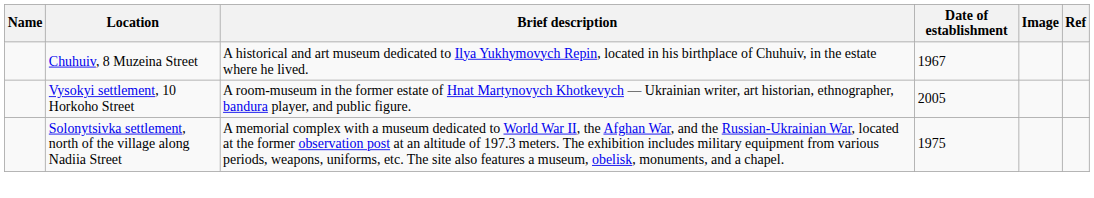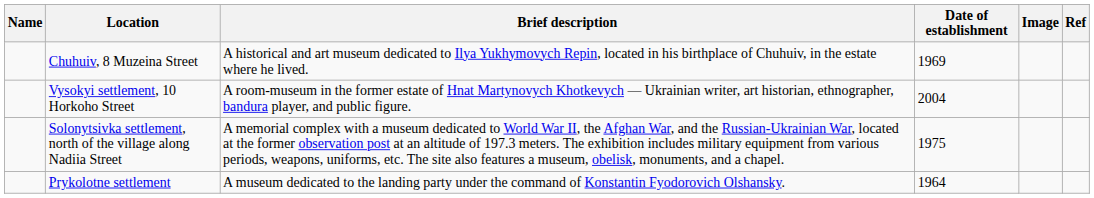(932, 61) 1967 -> (932, 61) 1969
(932, 98) 2005 -> (932, 98) 2004
+ row: (110, 182)
